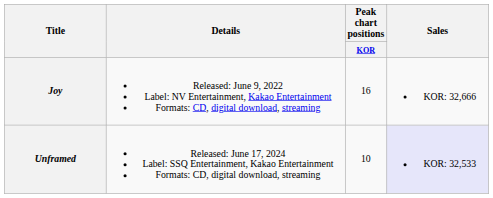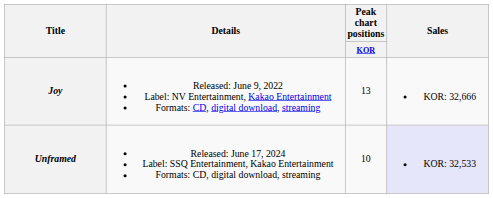(366, 91) 16 -> (366, 91) 13
